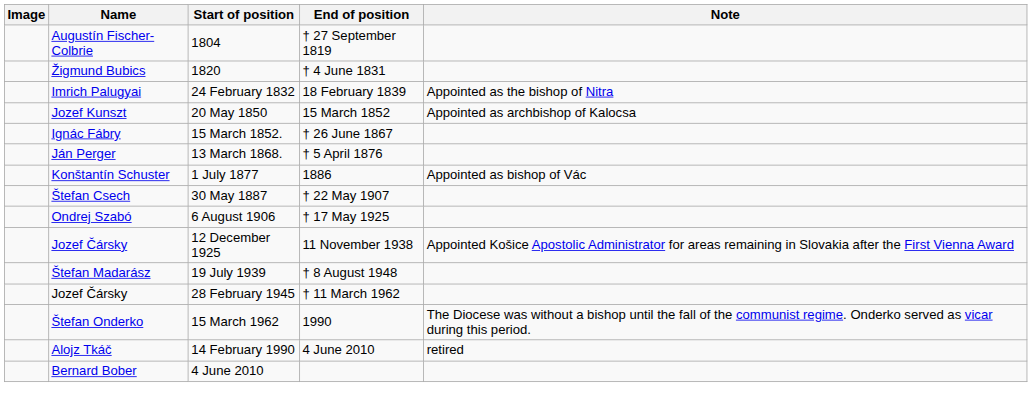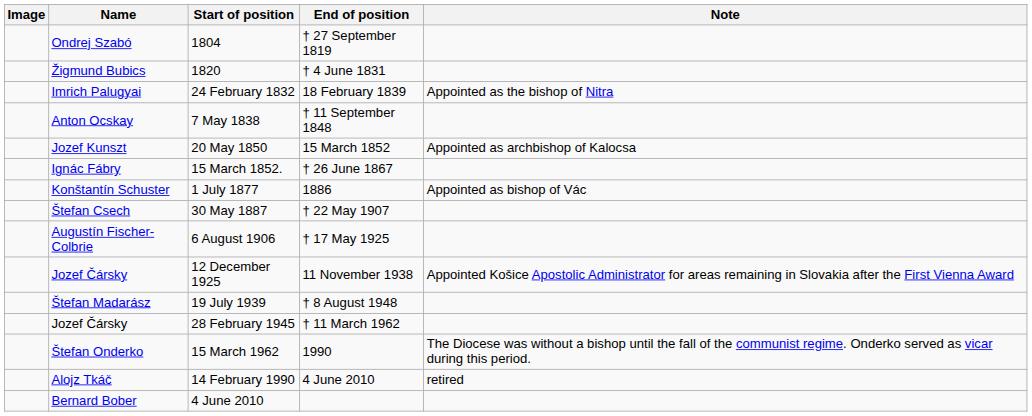(103, 43) Augustín Fischer-Colbrie -> (92, 43) Ondrej Szabó
+ row: (226, 120)
- row: (237, 154)
(92, 216) Ondrej Szabó -> (103, 239) Augustín Fischer-Colbrie
